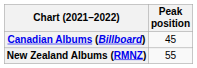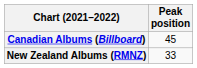(171, 55) 55 -> (171, 55) 33
